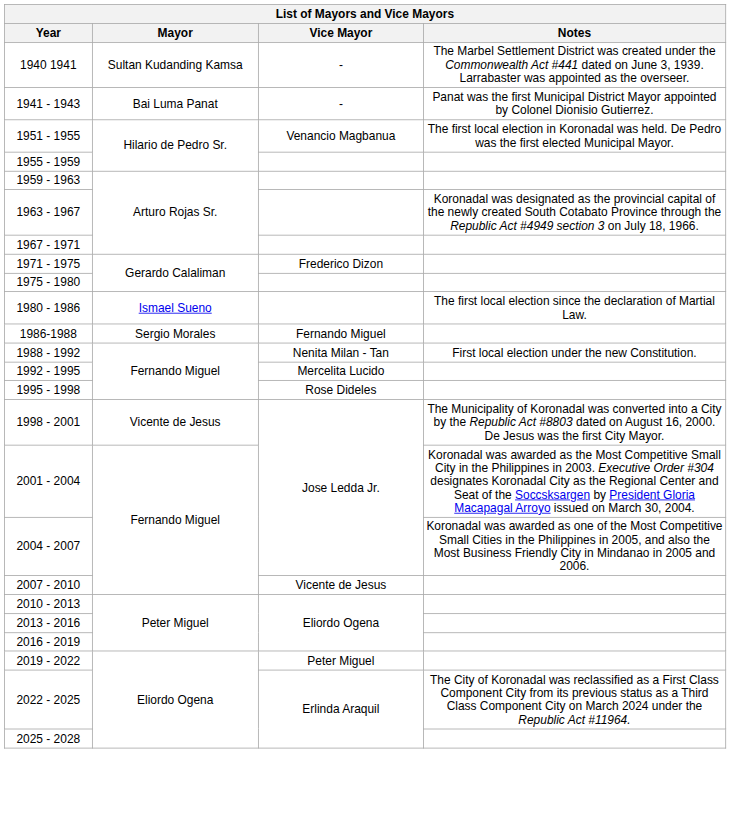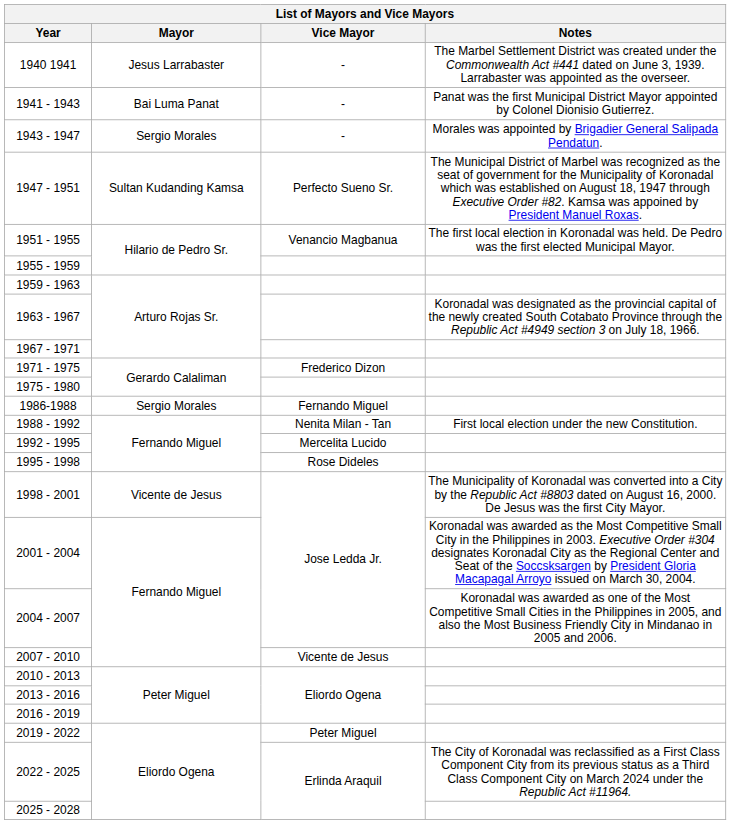(175, 65) Sultan Kudanding Kamsa -> (176, 65) Jesus Larrabaster
+ row: (48, 136)
+ row: (48, 188)
- row: (48, 308)
